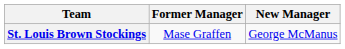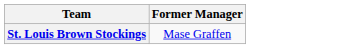- column: (293, 14)
